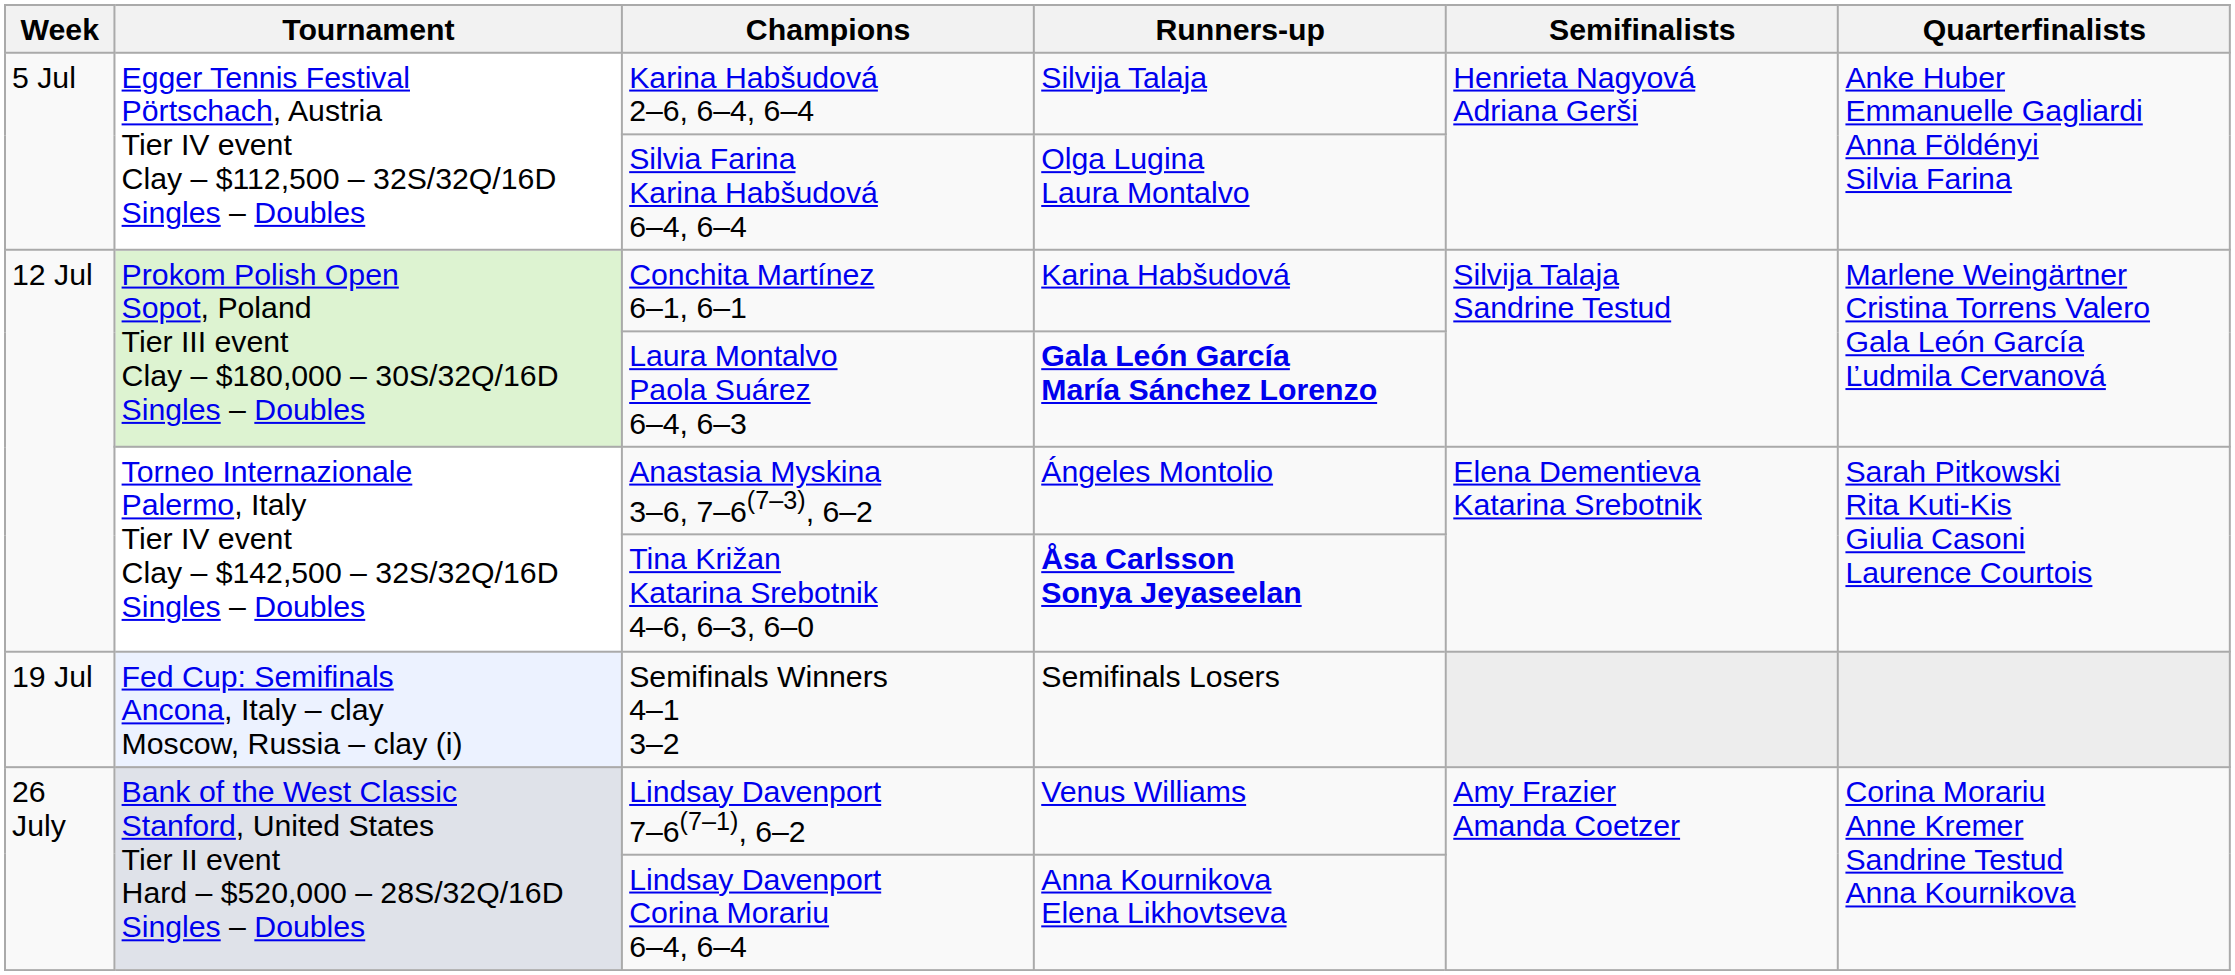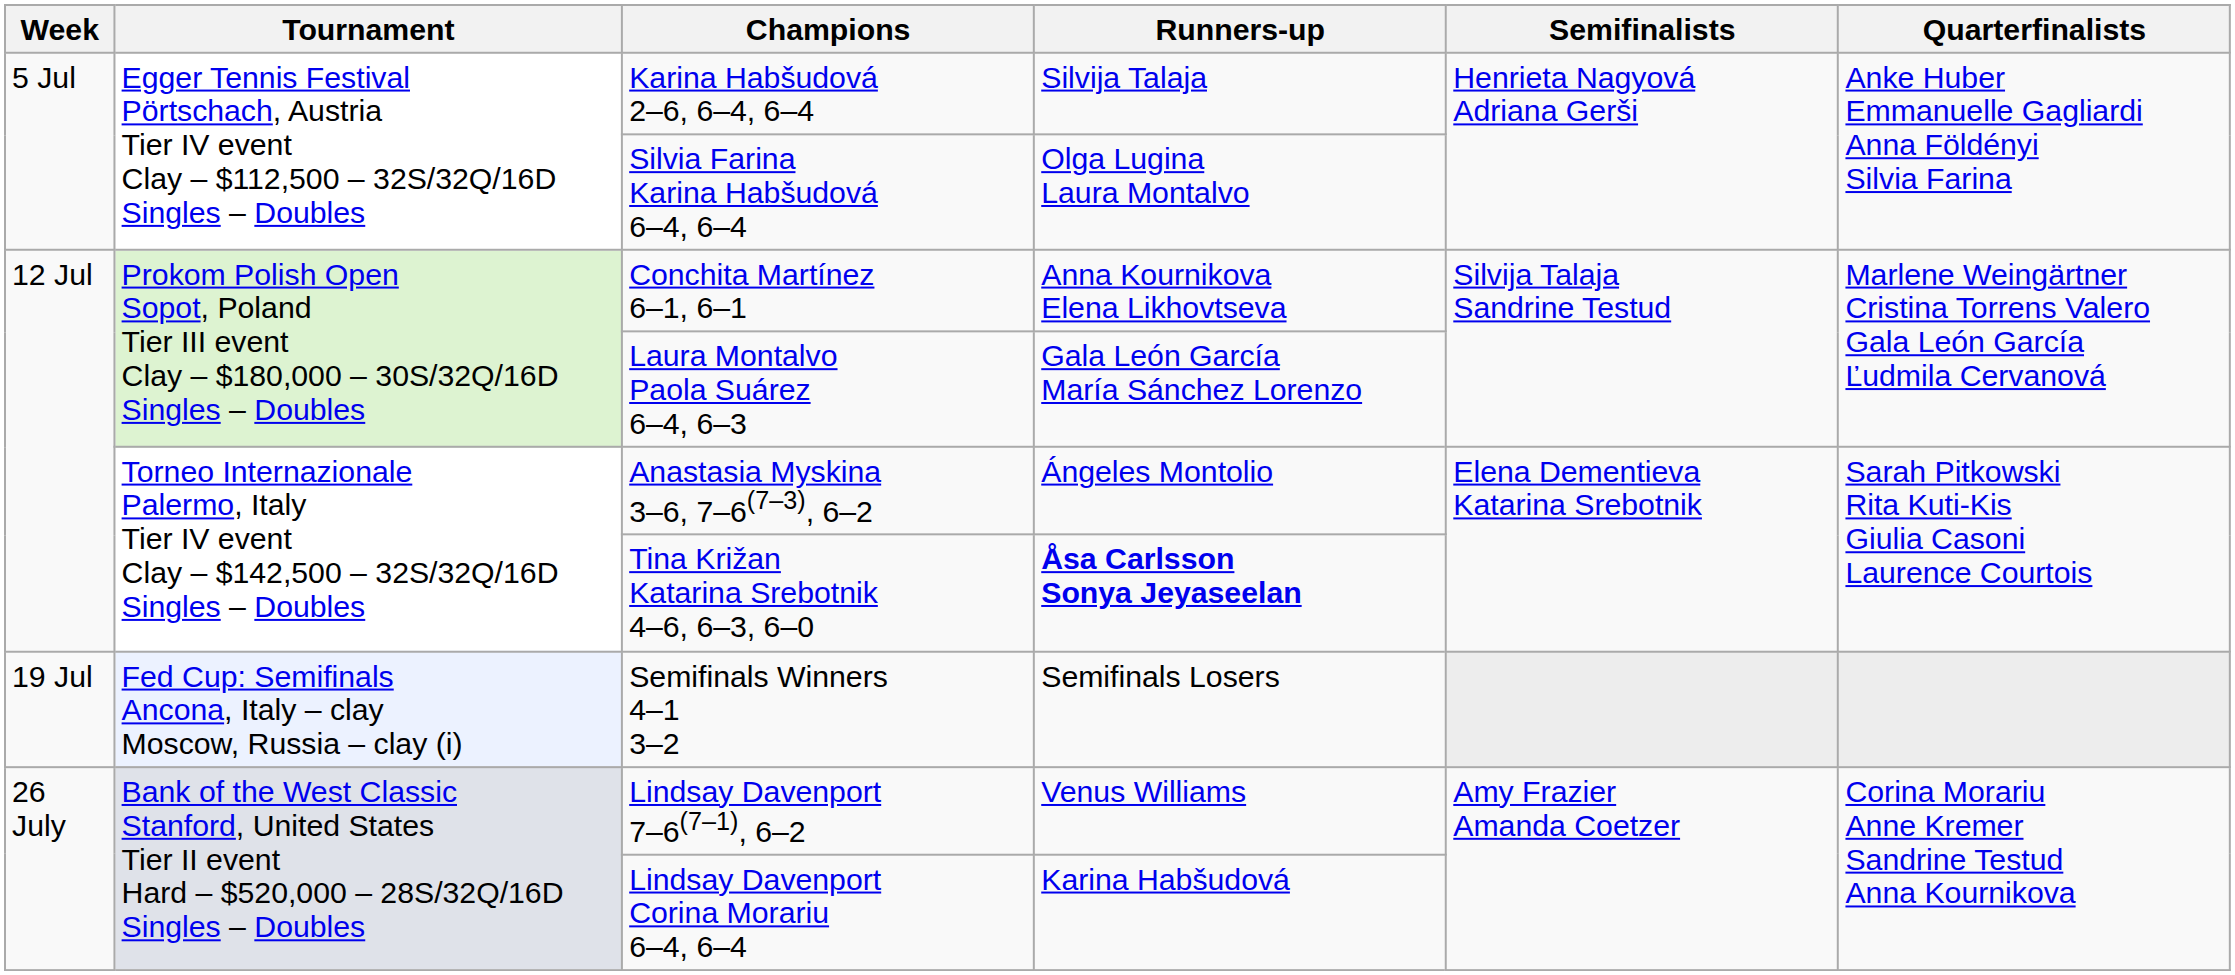(1166, 274) Karina Habšudová -> (1164, 291) Anna Kournikova Elena Likhovtseva
(1209, 373) bold -> (1202, 373) normal
(1164, 895) Anna Kournikova Elena Likhovtseva -> (1166, 878) Karina Habšudová
